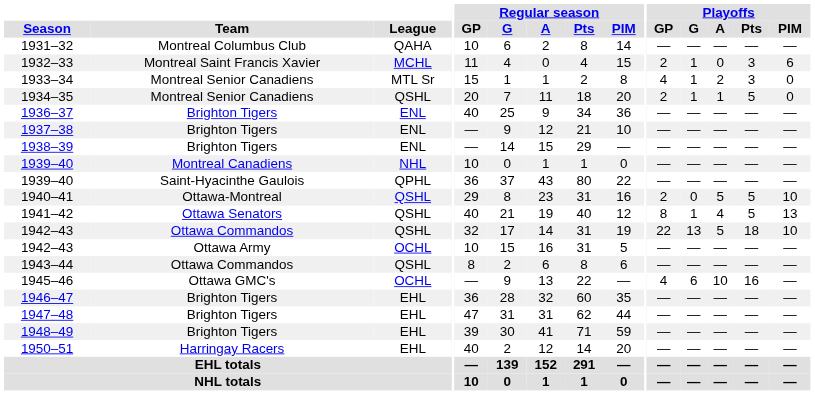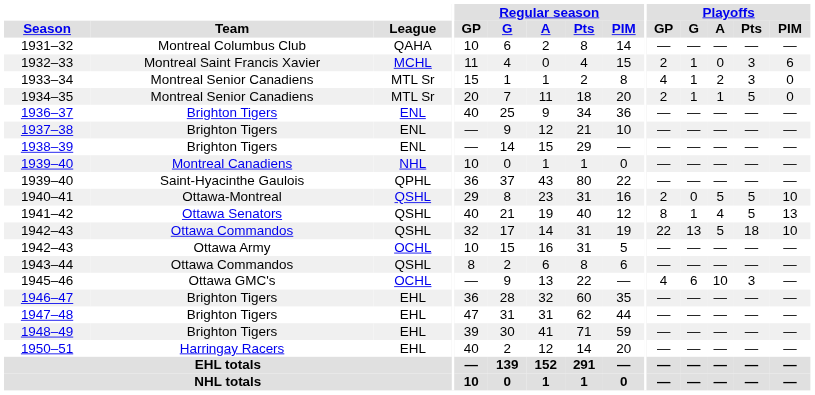(413, 96) QSHL -> (413, 96) MTL Sr
(751, 281) 16 -> (751, 281) 3
